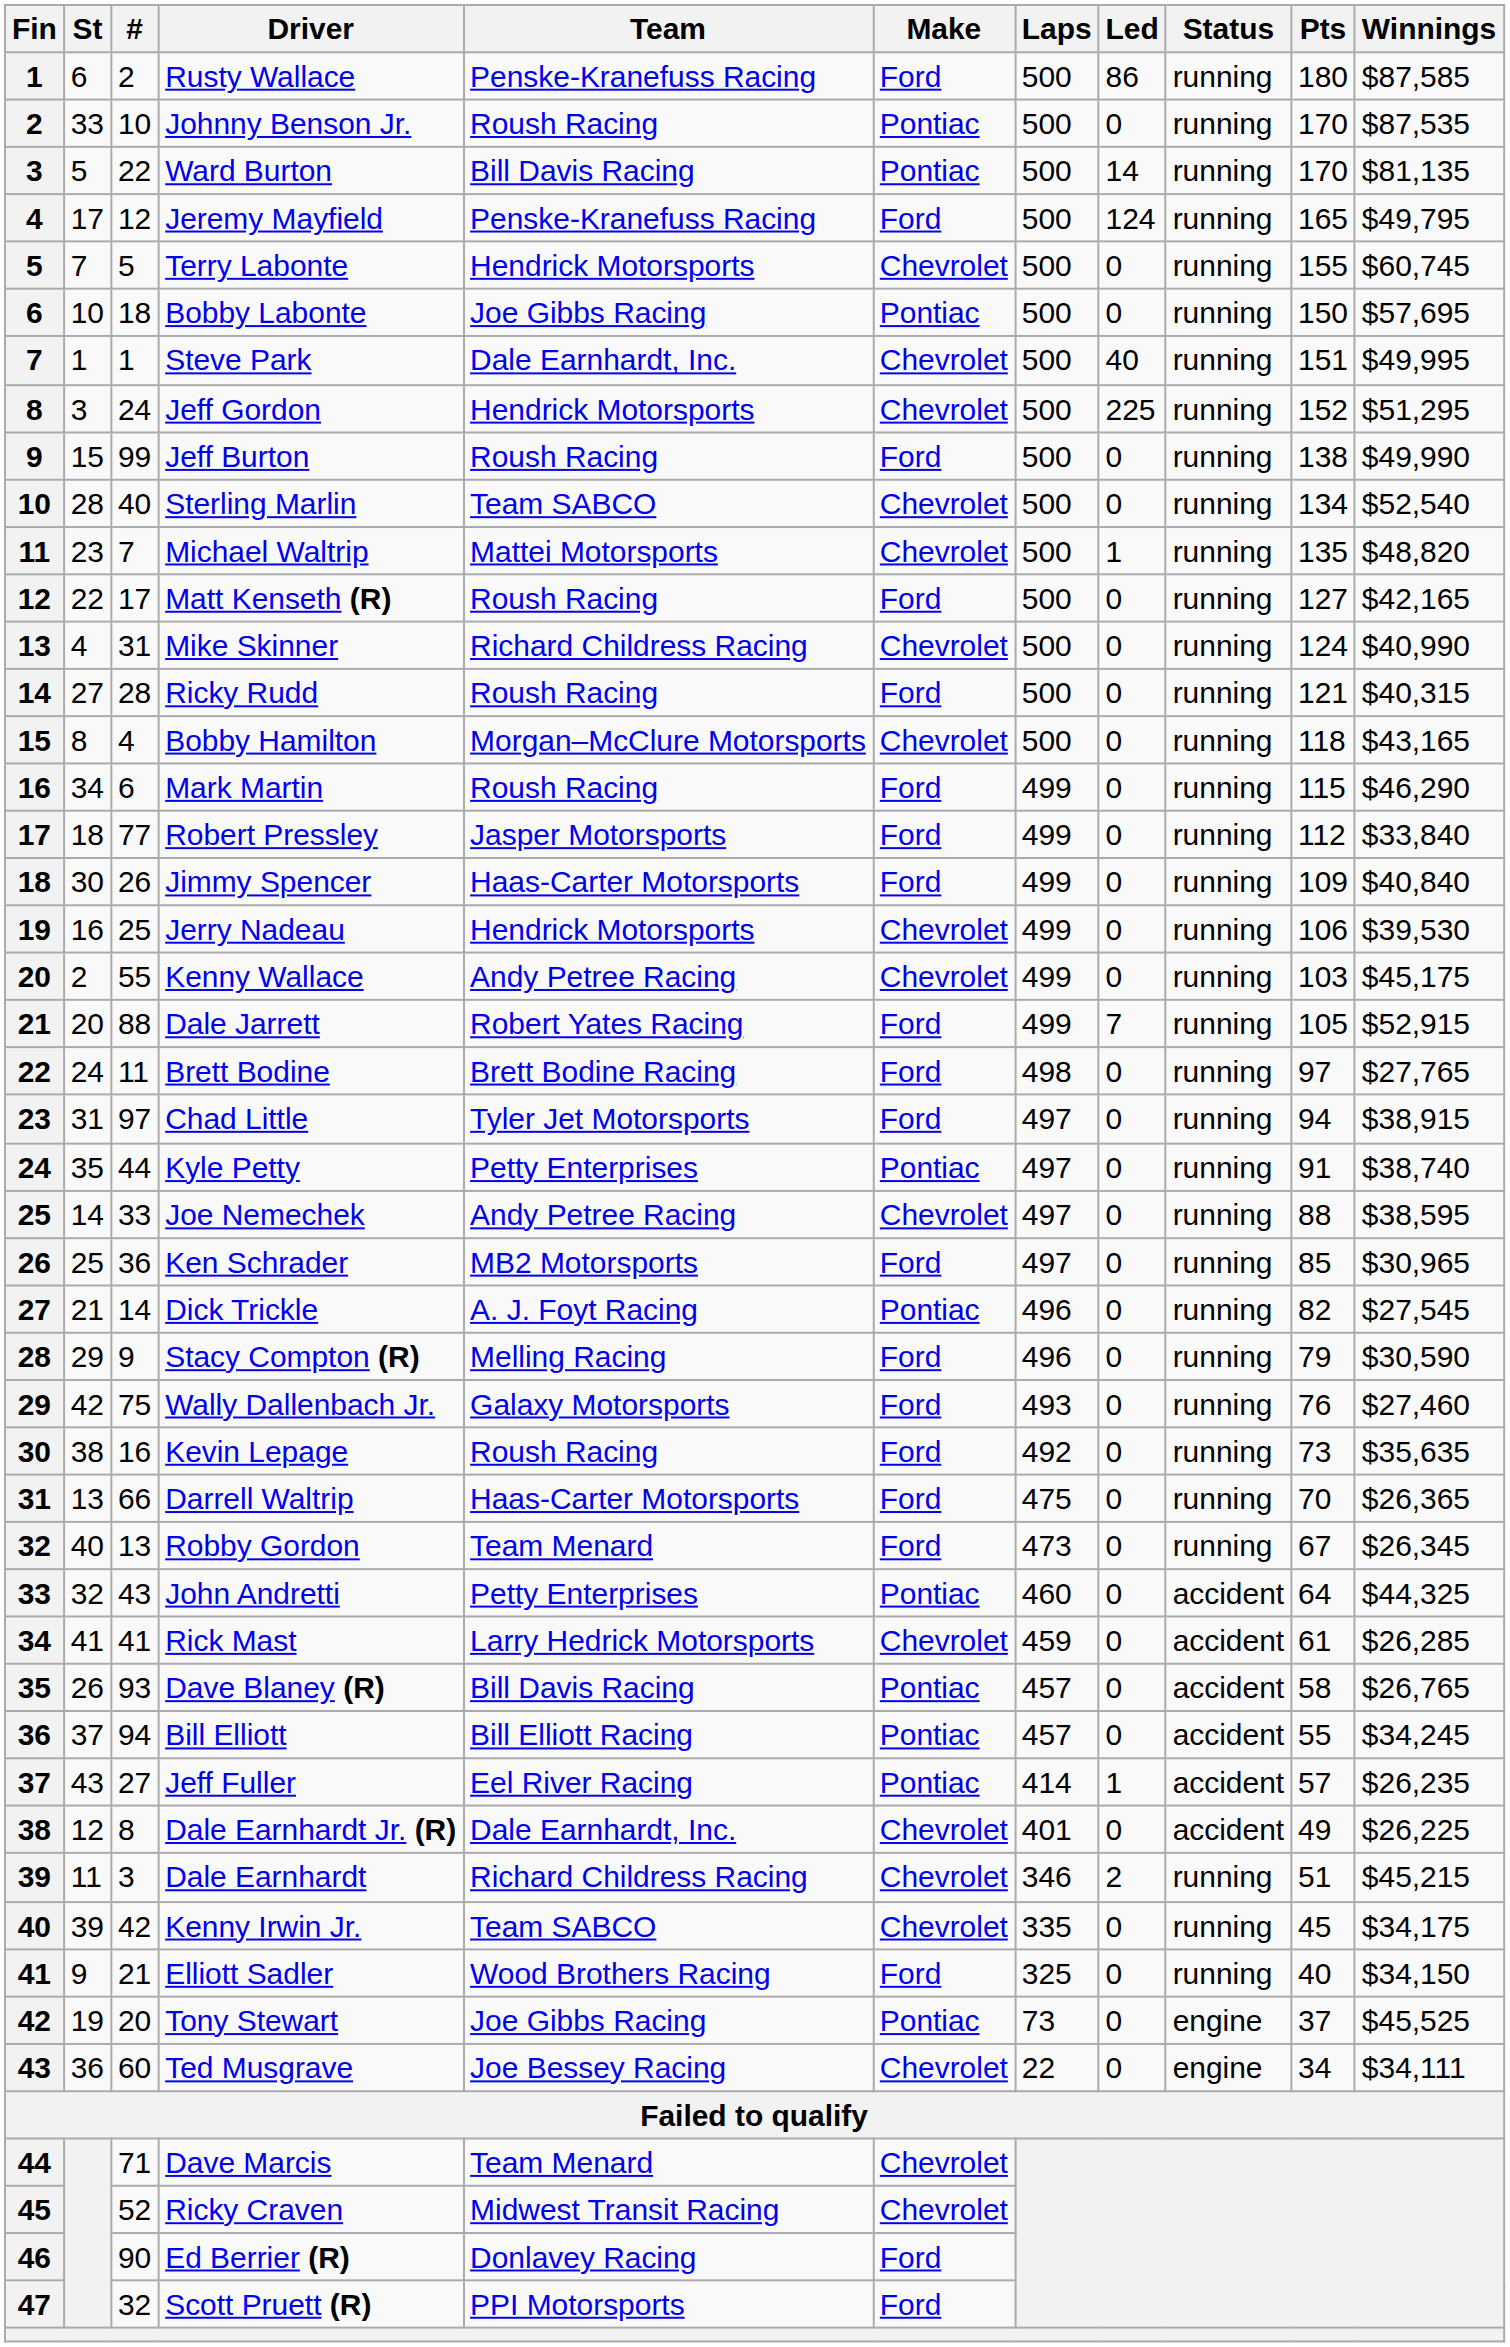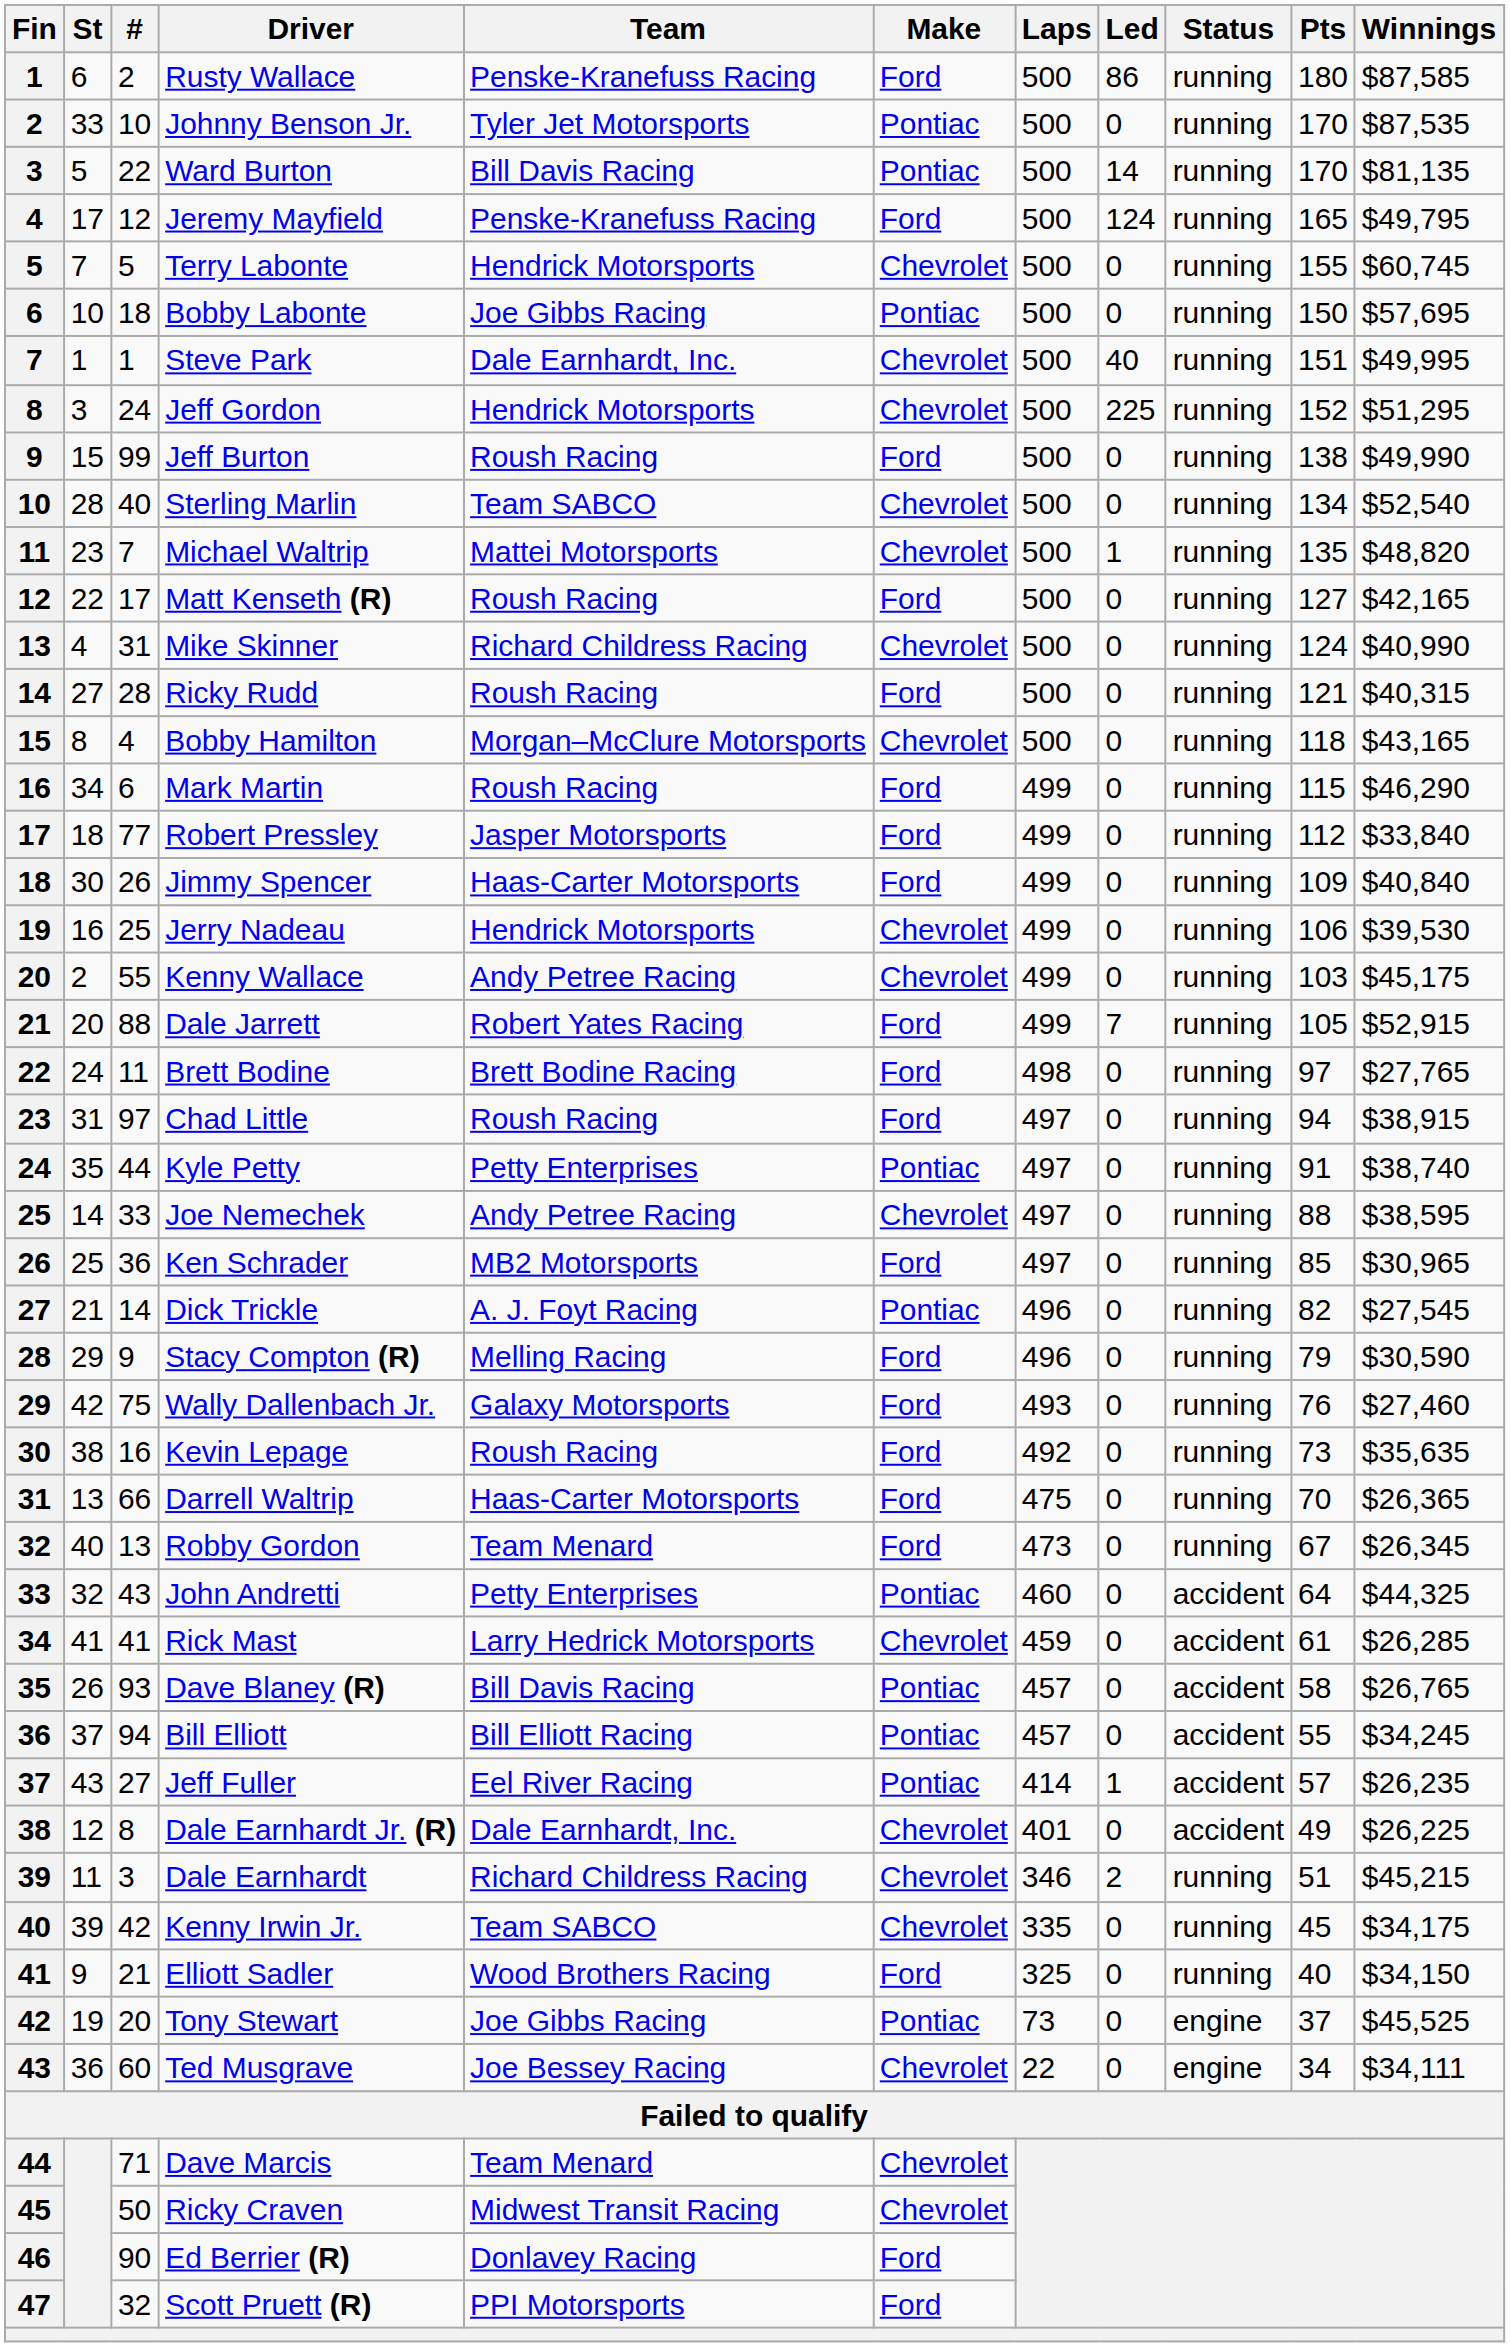(564, 124) Roush Racing -> (610, 124) Tyler Jet Motorsports
(610, 1119) Tyler Jet Motorsports -> (564, 1119) Roush Racing
(135, 2209) 52 -> (135, 2209) 50
